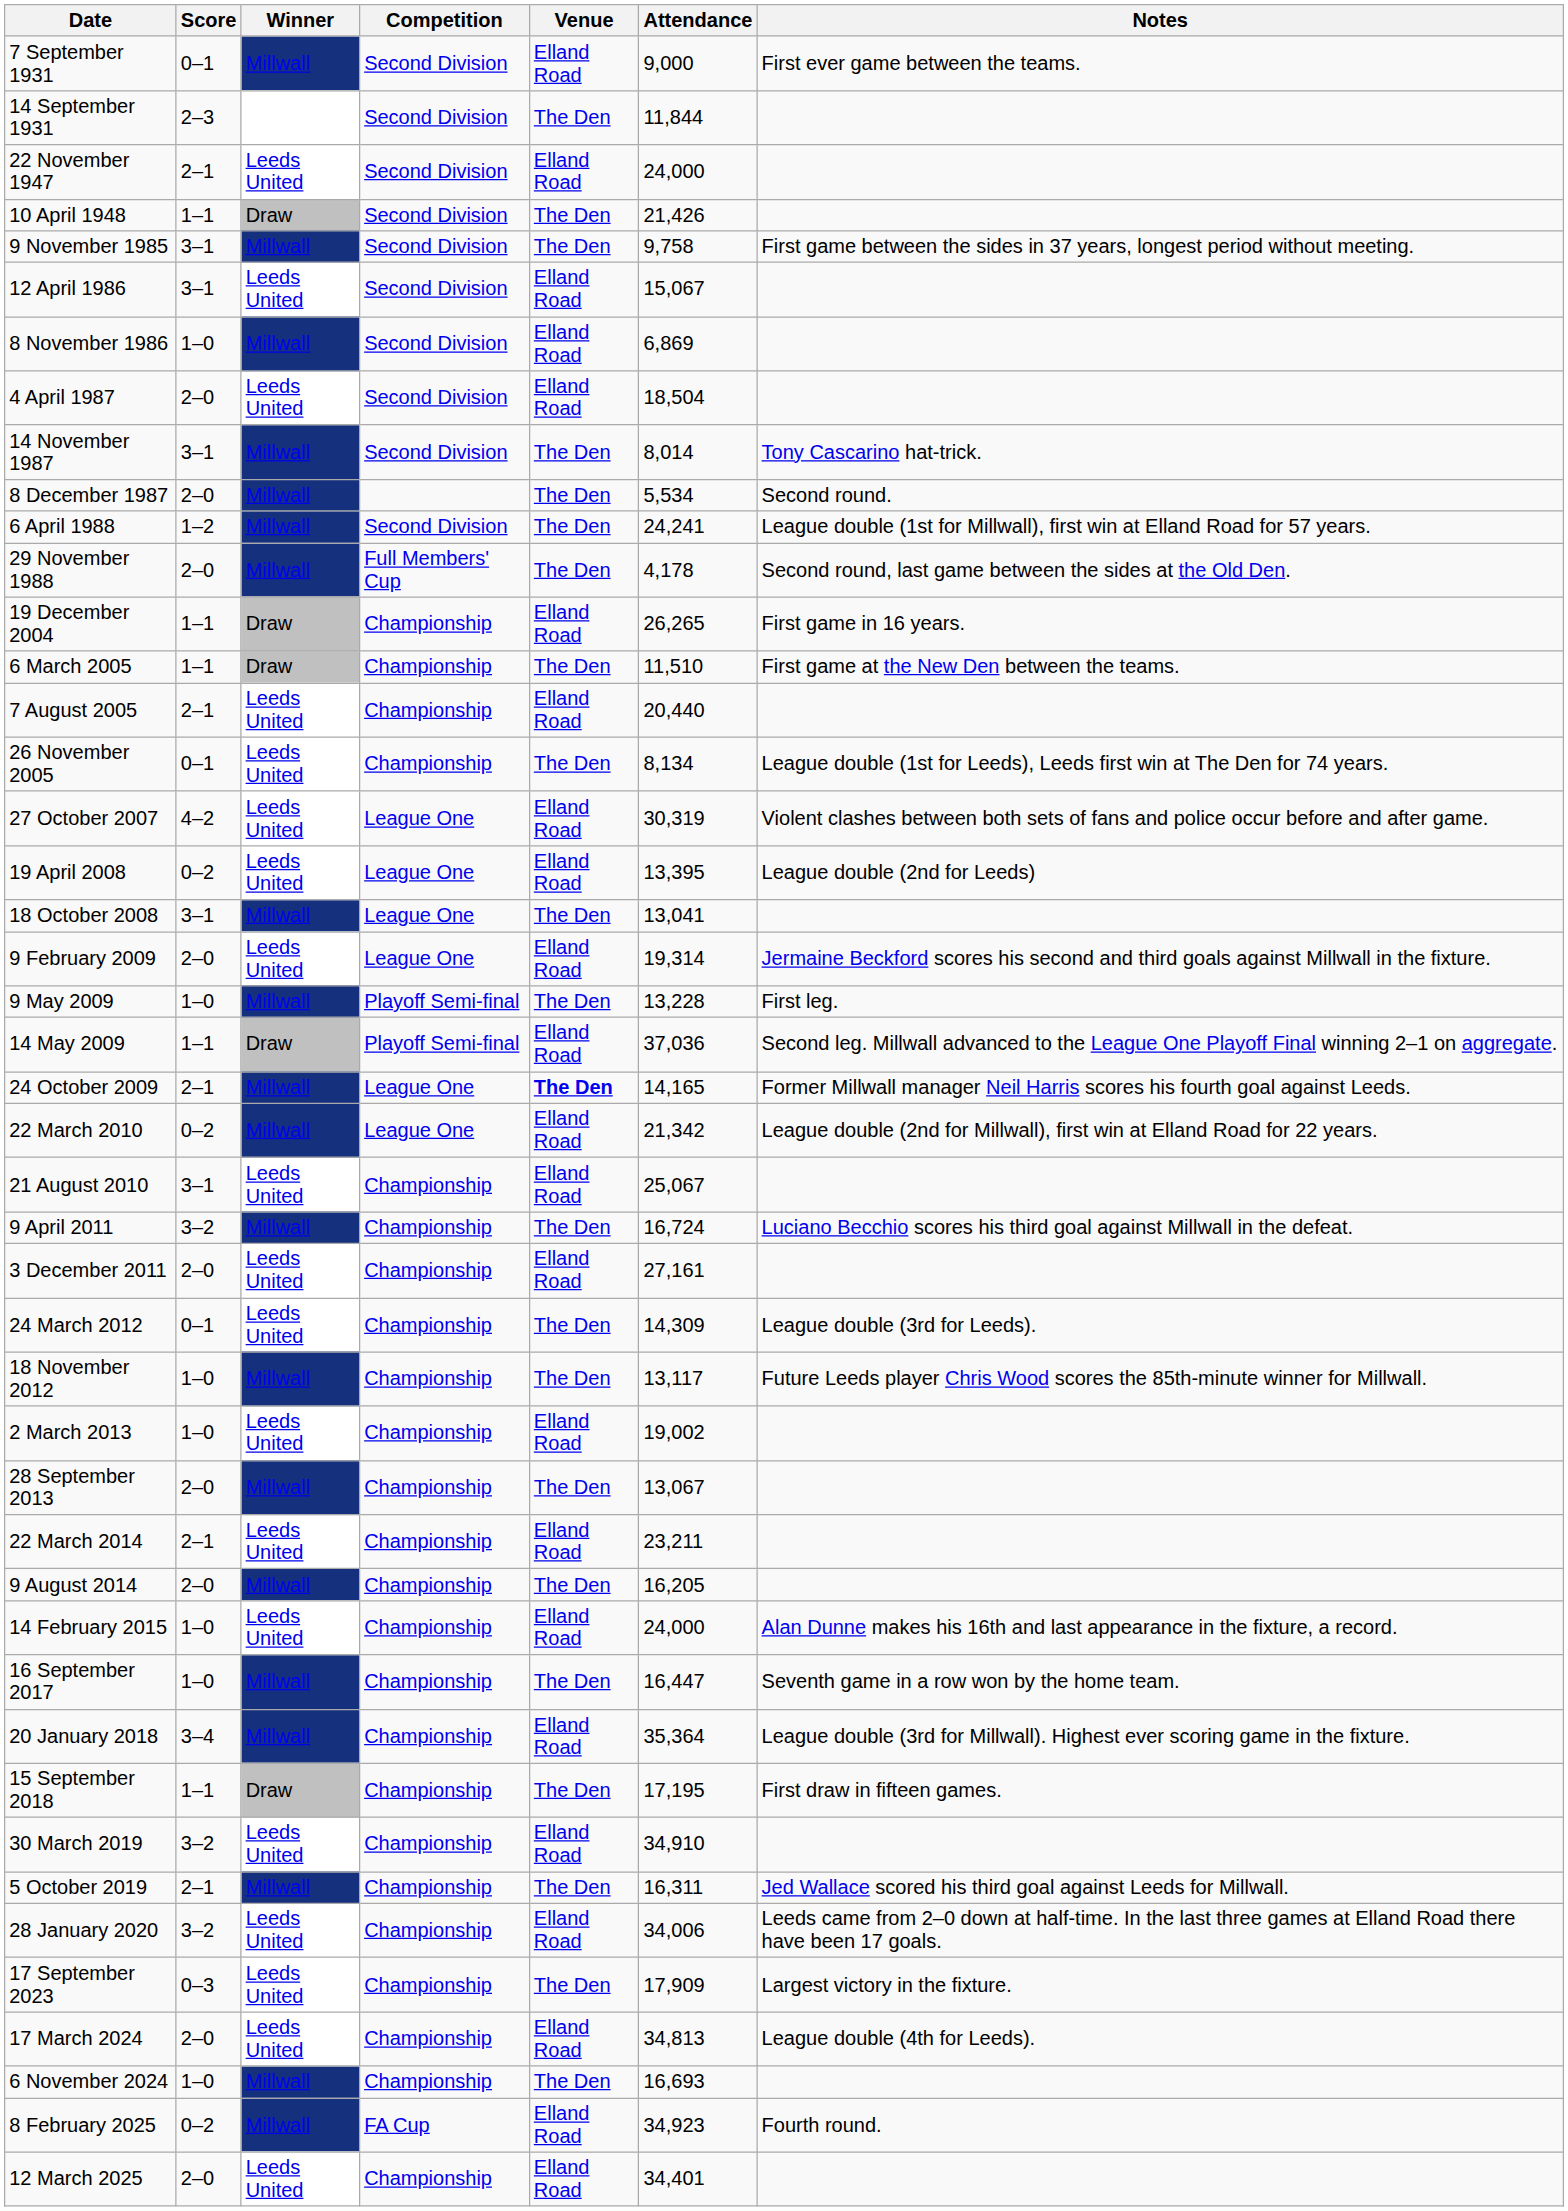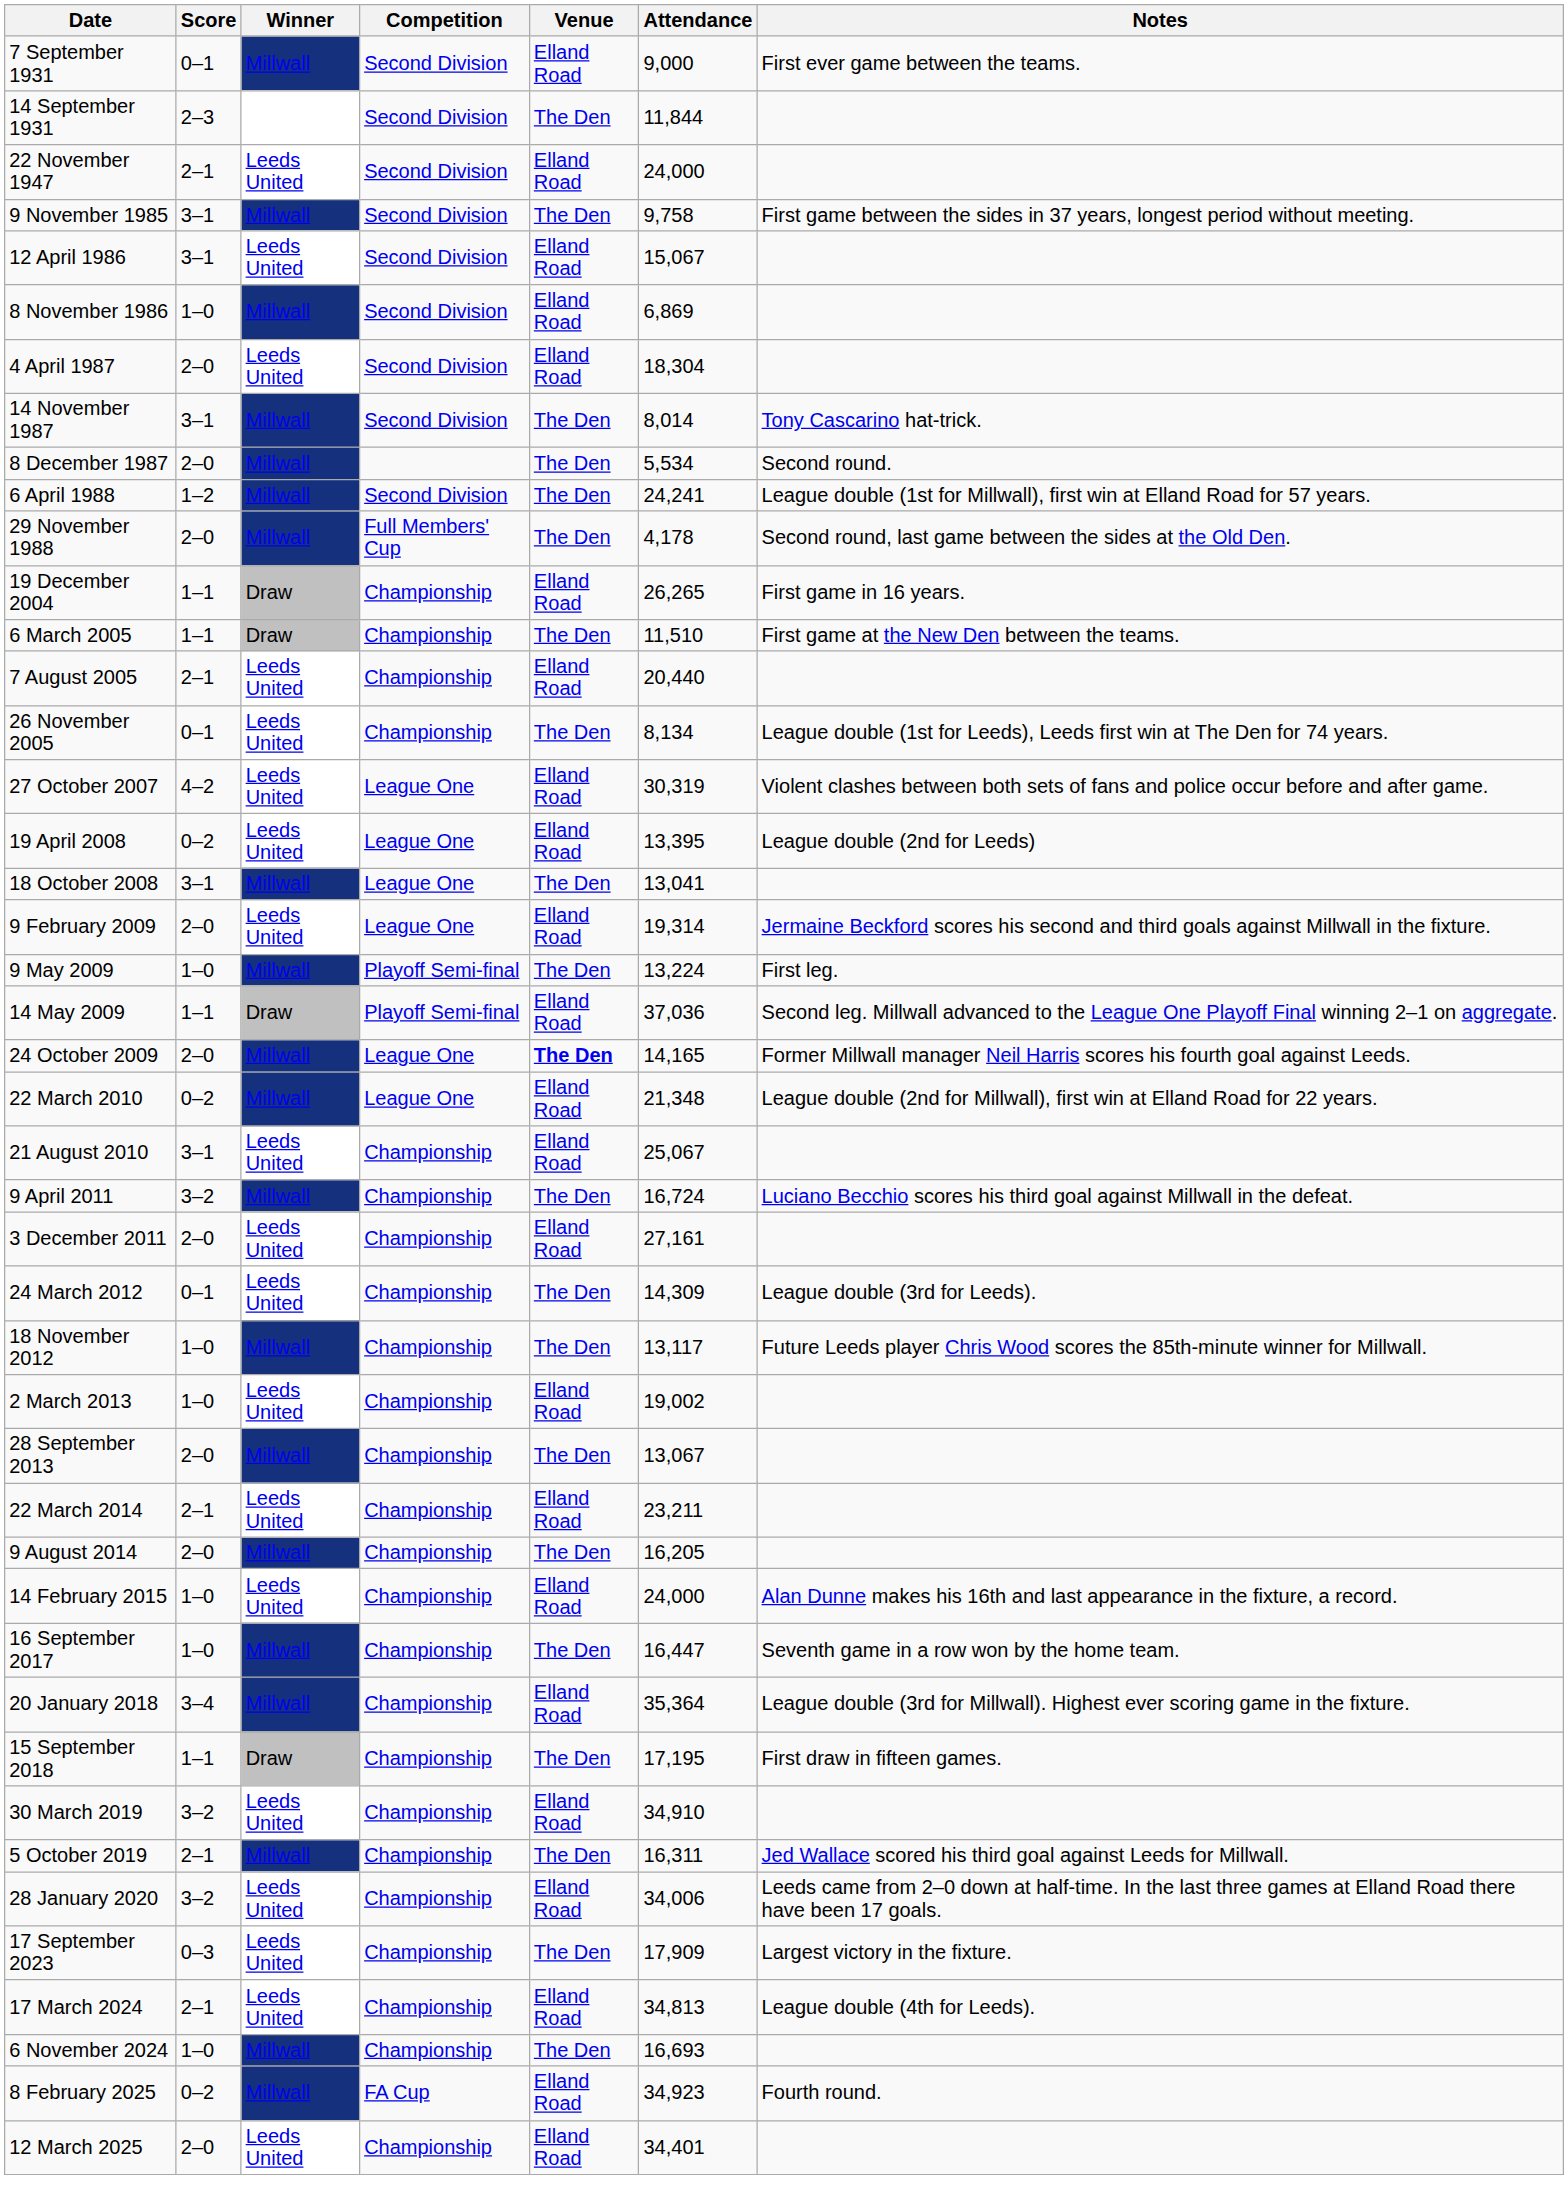- row: (68, 214)
(674, 397) 18,504 -> (674, 366) 18,304
(674, 1001) 13,228 -> (674, 969) 13,224
(198, 1087) 2–1 -> (198, 1055) 2–0
(674, 1130) 21,342 -> (674, 1098) 21,348
(198, 2038) 2–0 -> (198, 2007) 2–1
